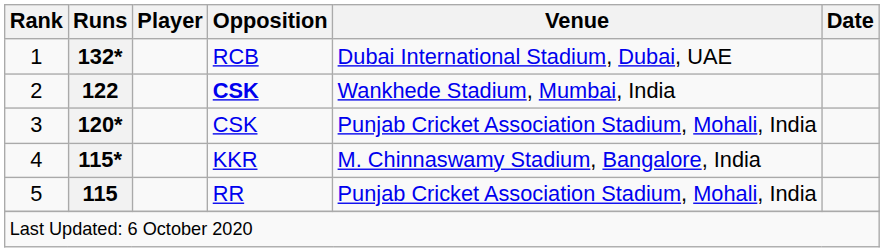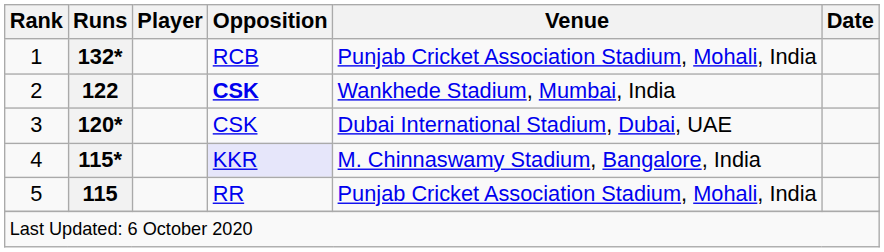(535, 56) Dubai International Stadium, Dubai, UAE -> (577, 56) Punjab Cricket Association Stadium, Mohali, India
(577, 125) Punjab Cricket Association Stadium, Mohali, India -> (535, 125) Dubai International Stadium, Dubai, UAE
(235, 159) no background -> (235, 159) lavender background
